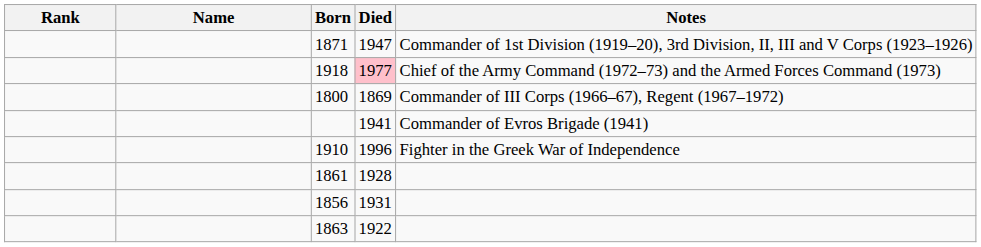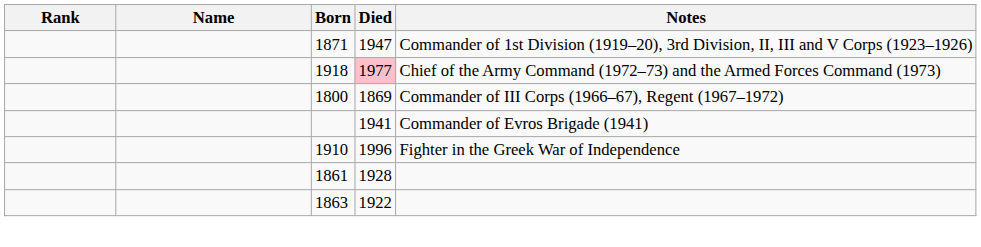- row: (332, 202)
